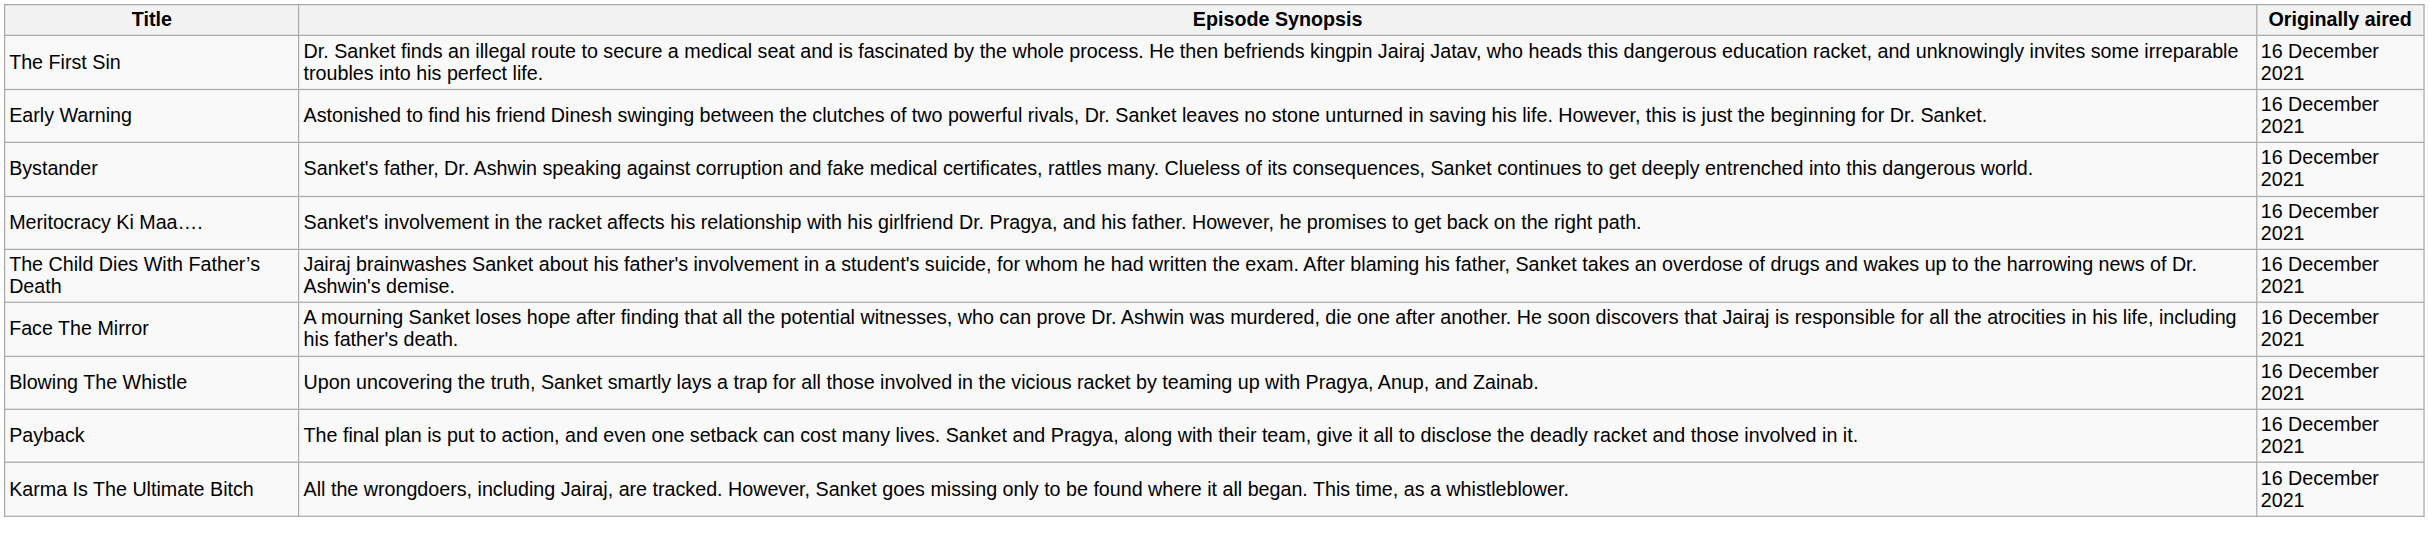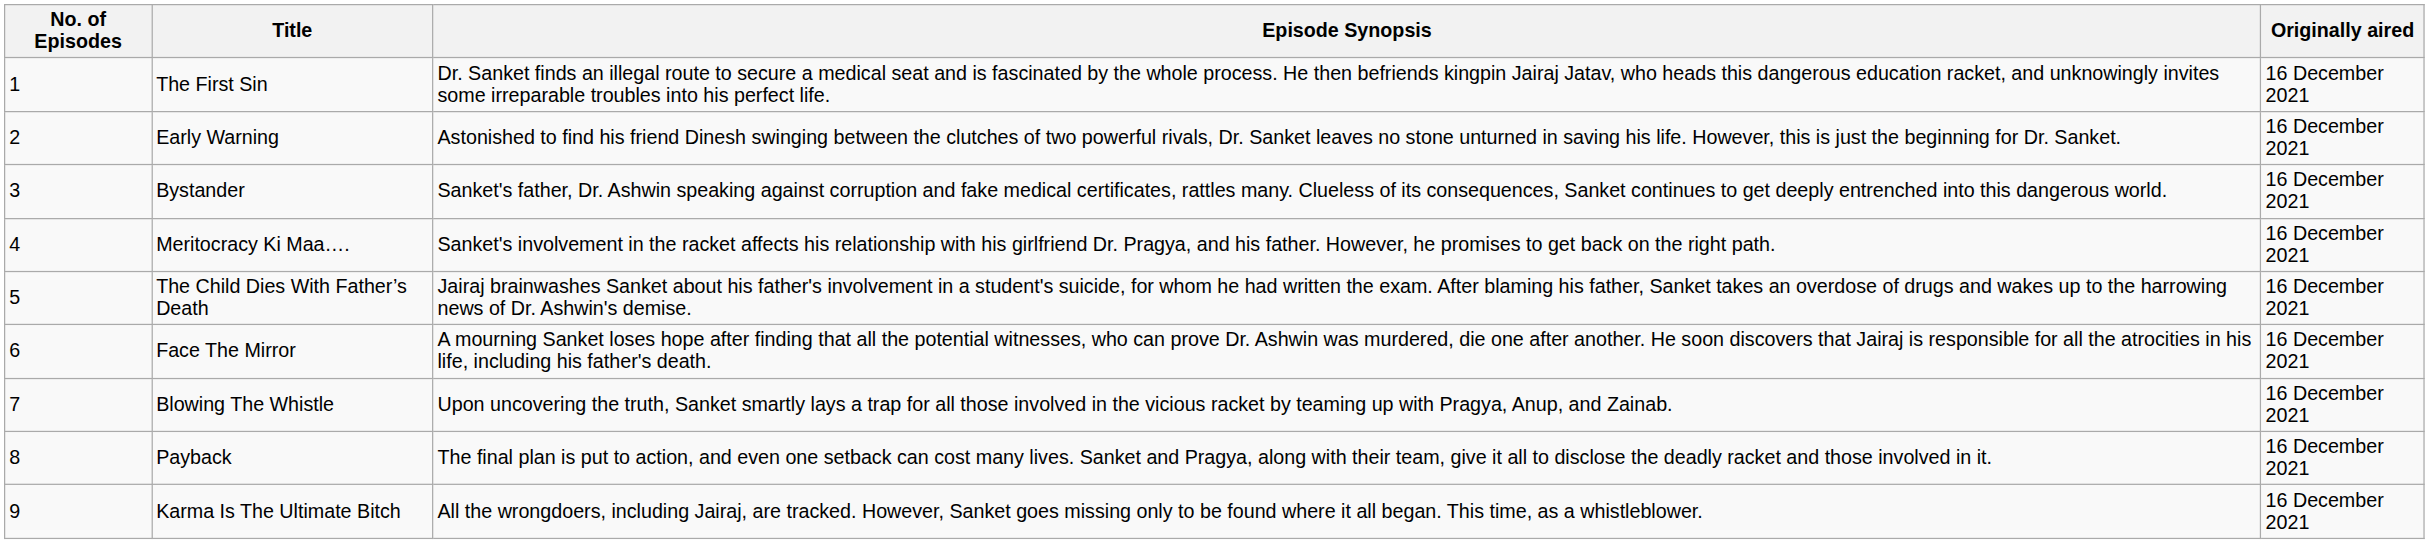+ column: (78, 31)
